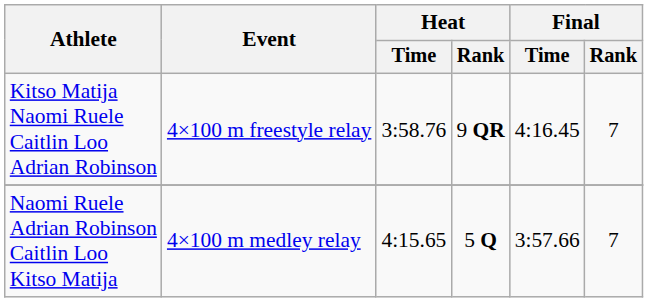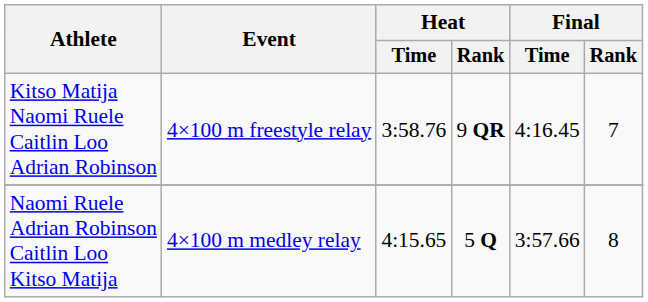(613, 240) 7 -> (613, 240) 8
